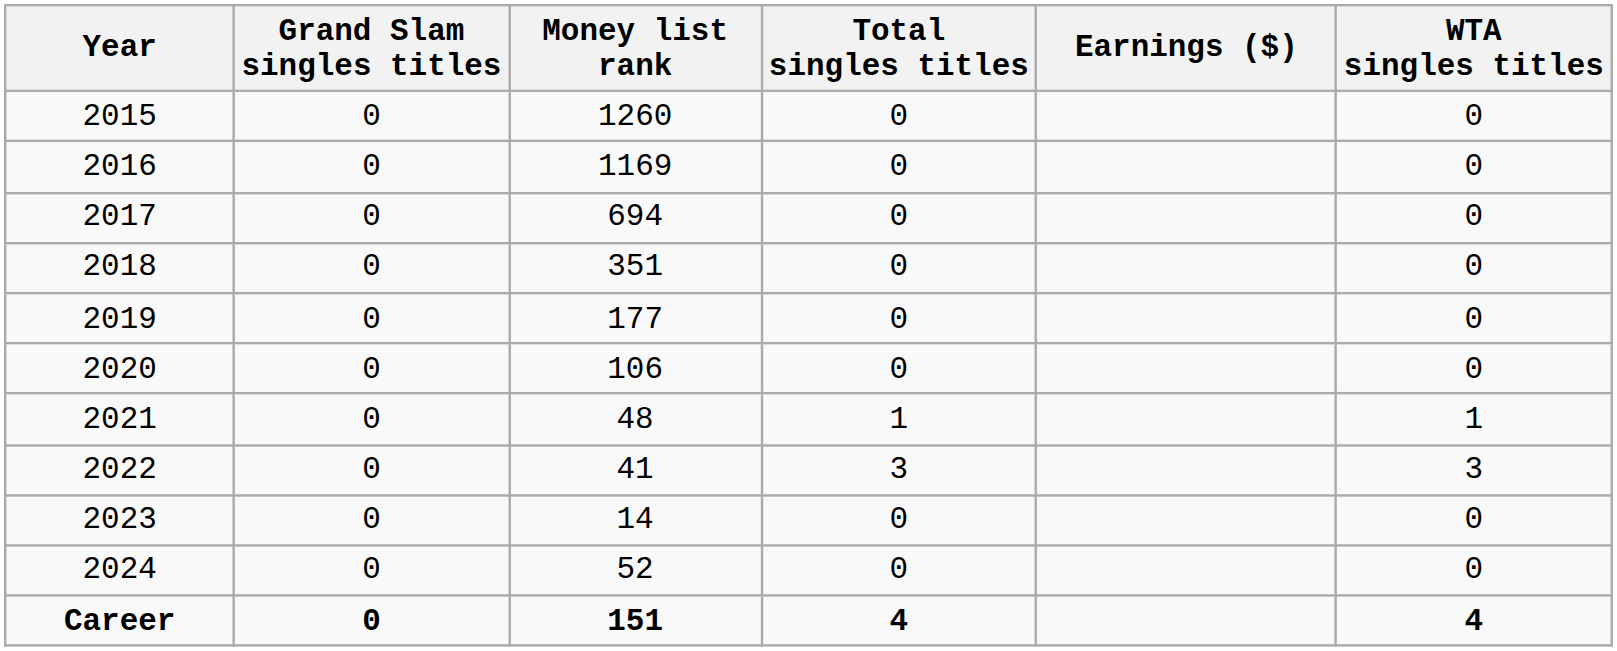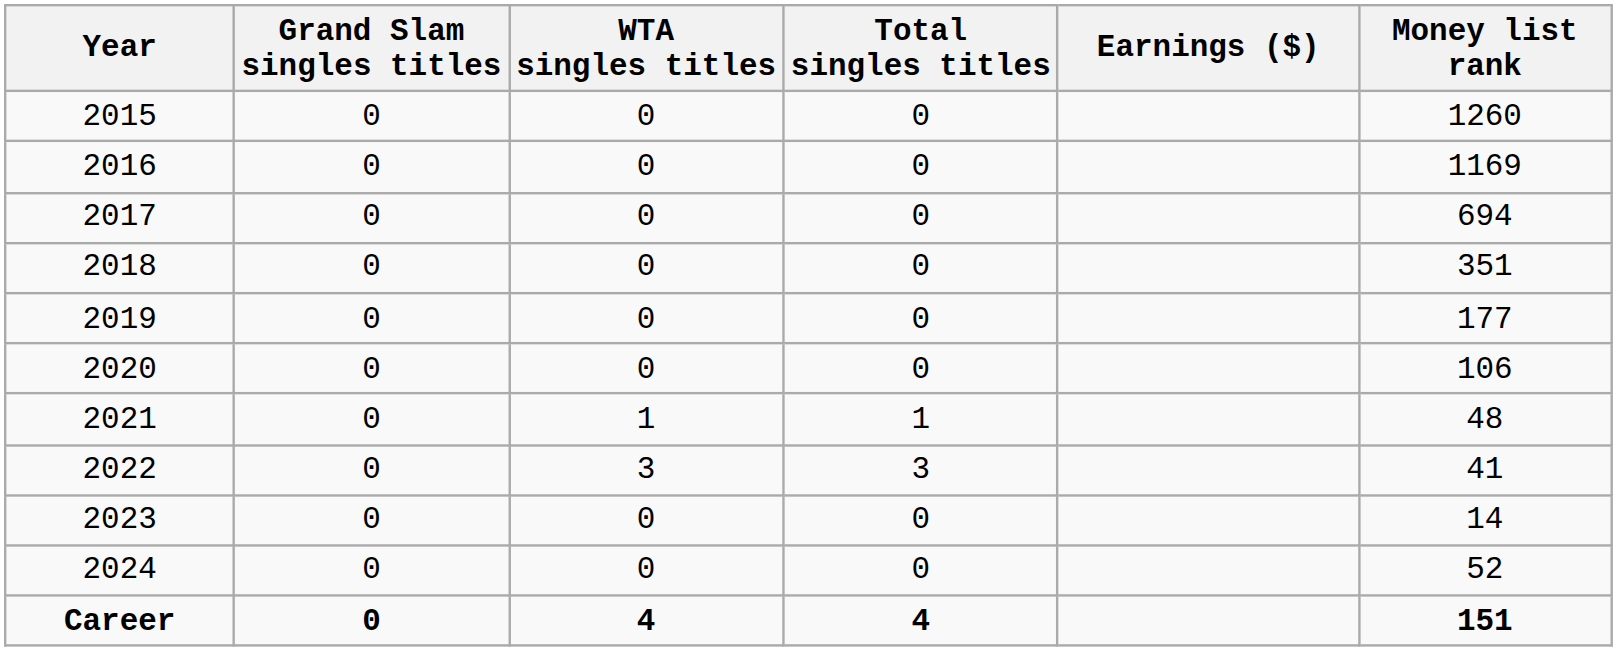columns swapped: (1474, 48) <-> (635, 48)
